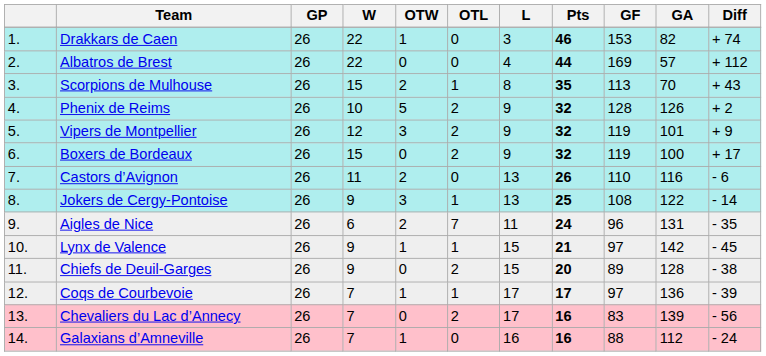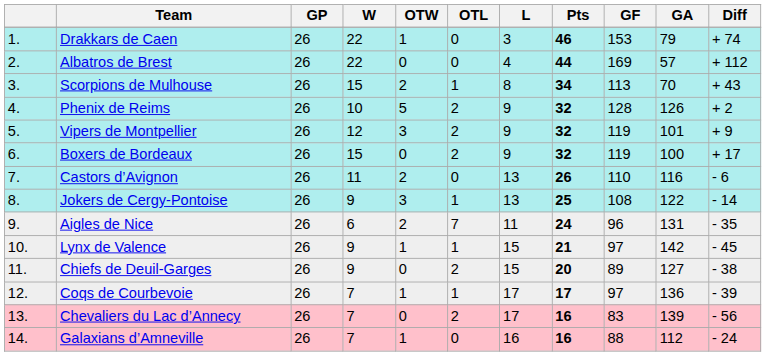(668, 39) 82 -> (668, 39) 79
(563, 85) 35 -> (563, 85) 34
(672, 270) 128 -> (672, 270) 127
